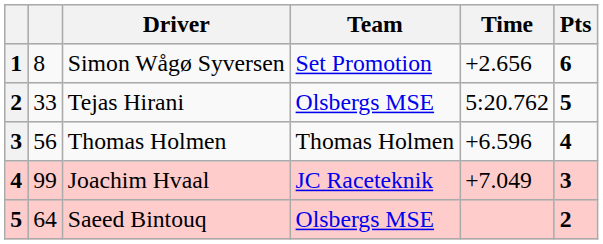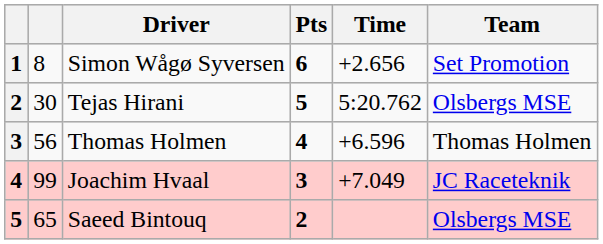columns swapped: (375, 24) <-> (576, 24)
(45, 102) 33 -> (45, 102) 30
(45, 219) 64 -> (45, 219) 65
